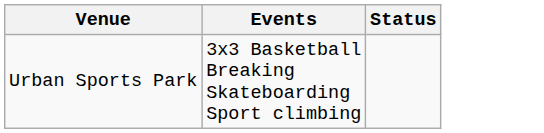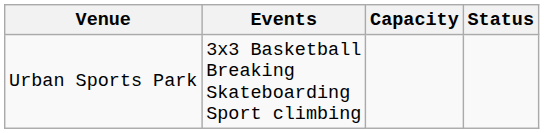+ column: (414, 20)
